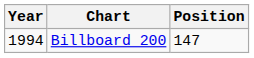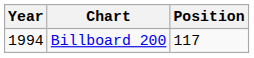(187, 41) 147 -> (187, 41) 117
